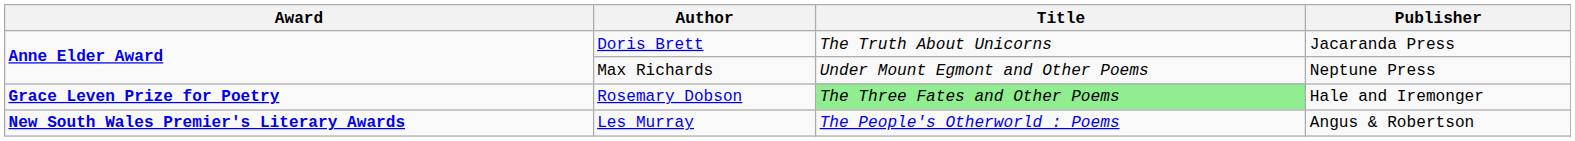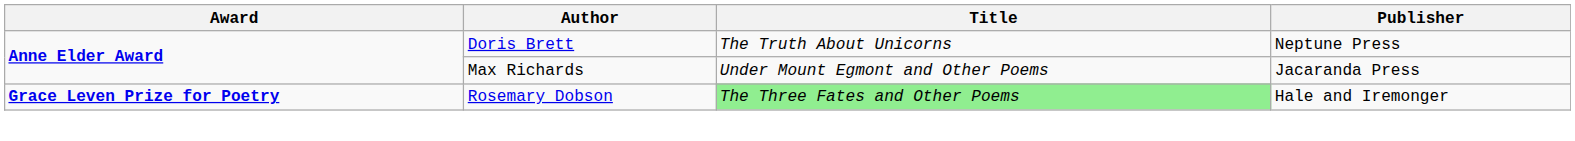(1382, 44) Jacaranda Press -> (1338, 44) Neptune Press
(1373, 70) Neptune Press -> (1347, 70) Jacaranda Press
- row: (646, 123)
